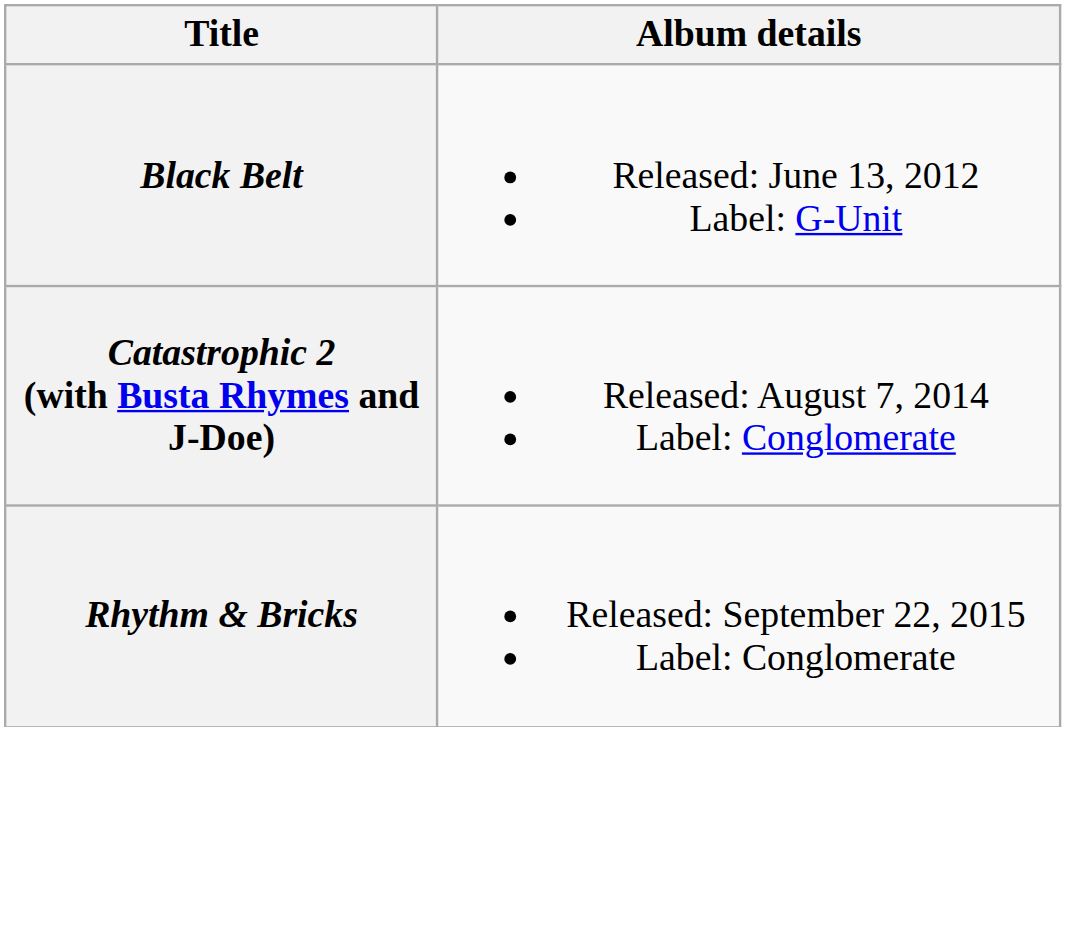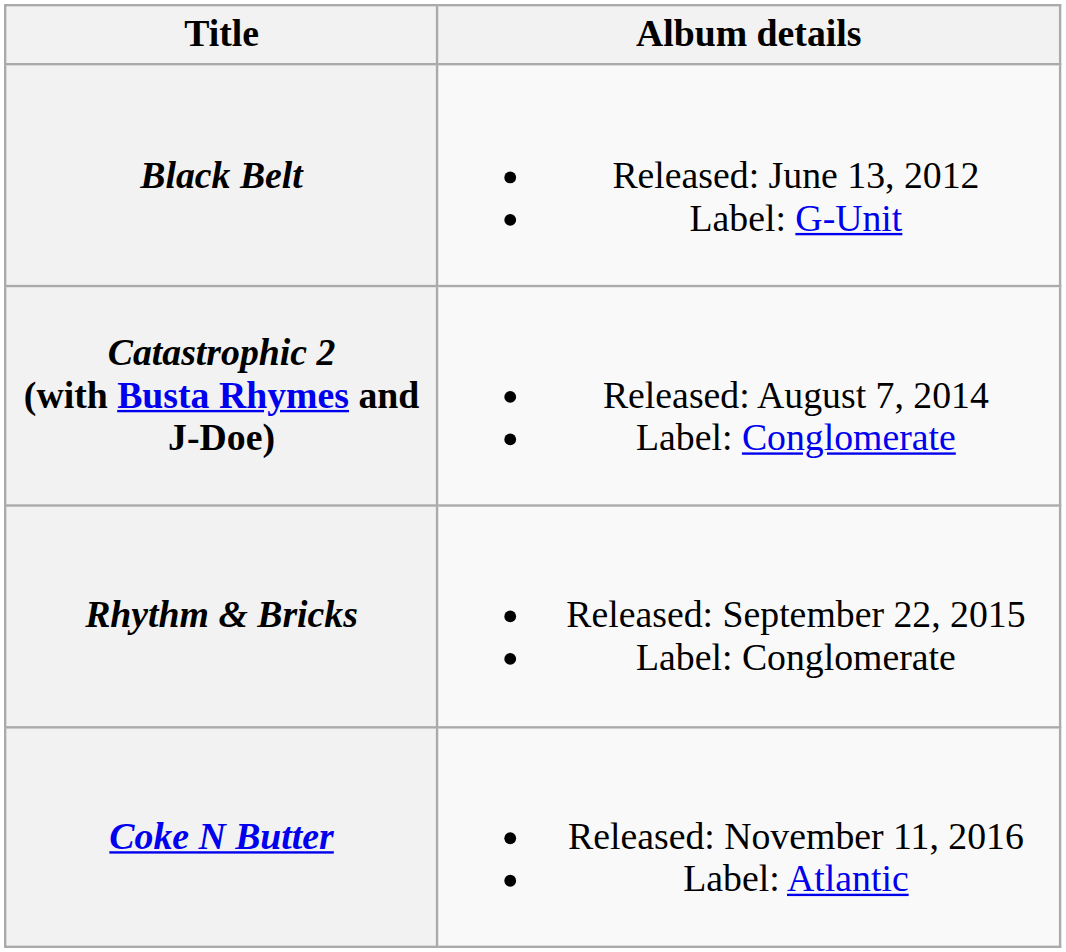+ row: (222, 835)
